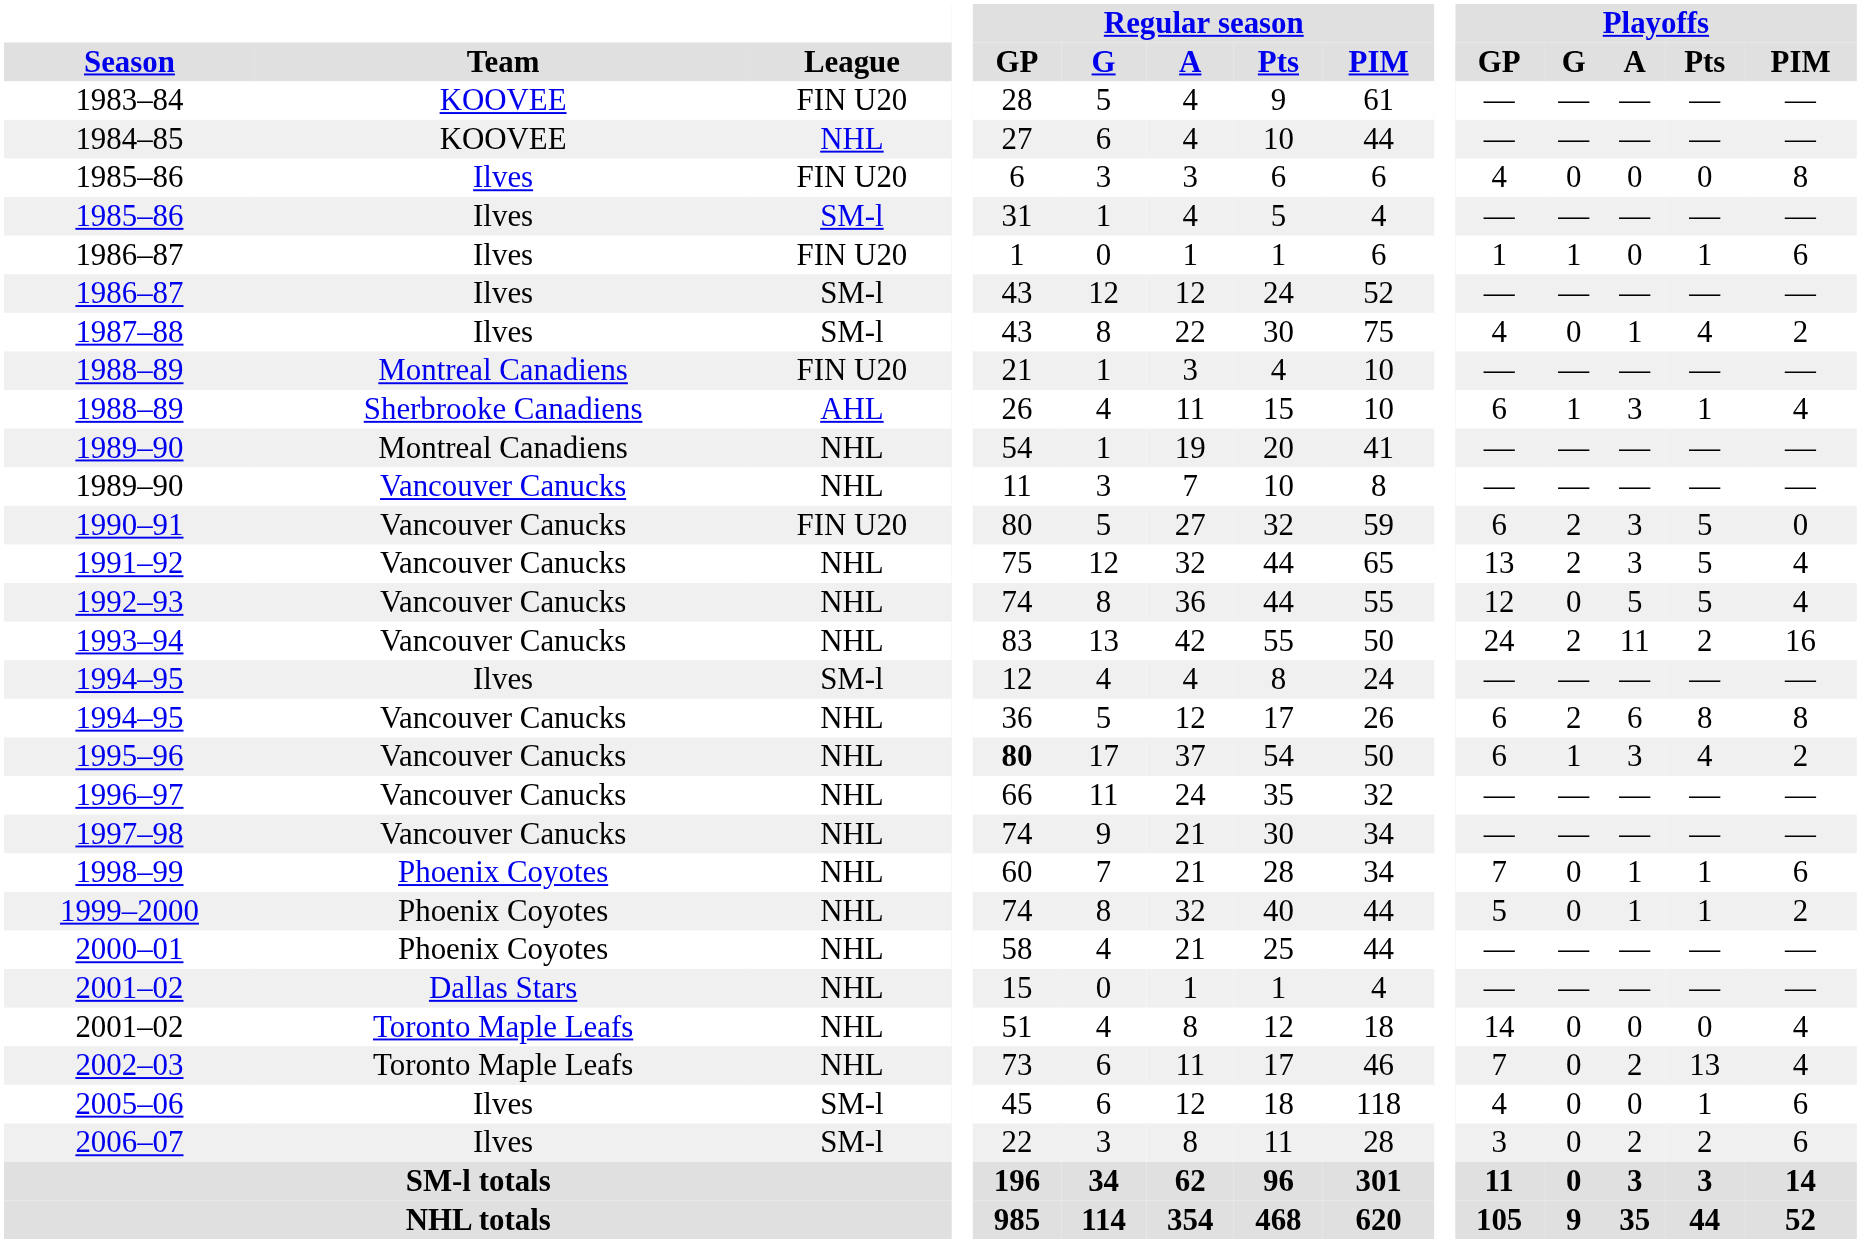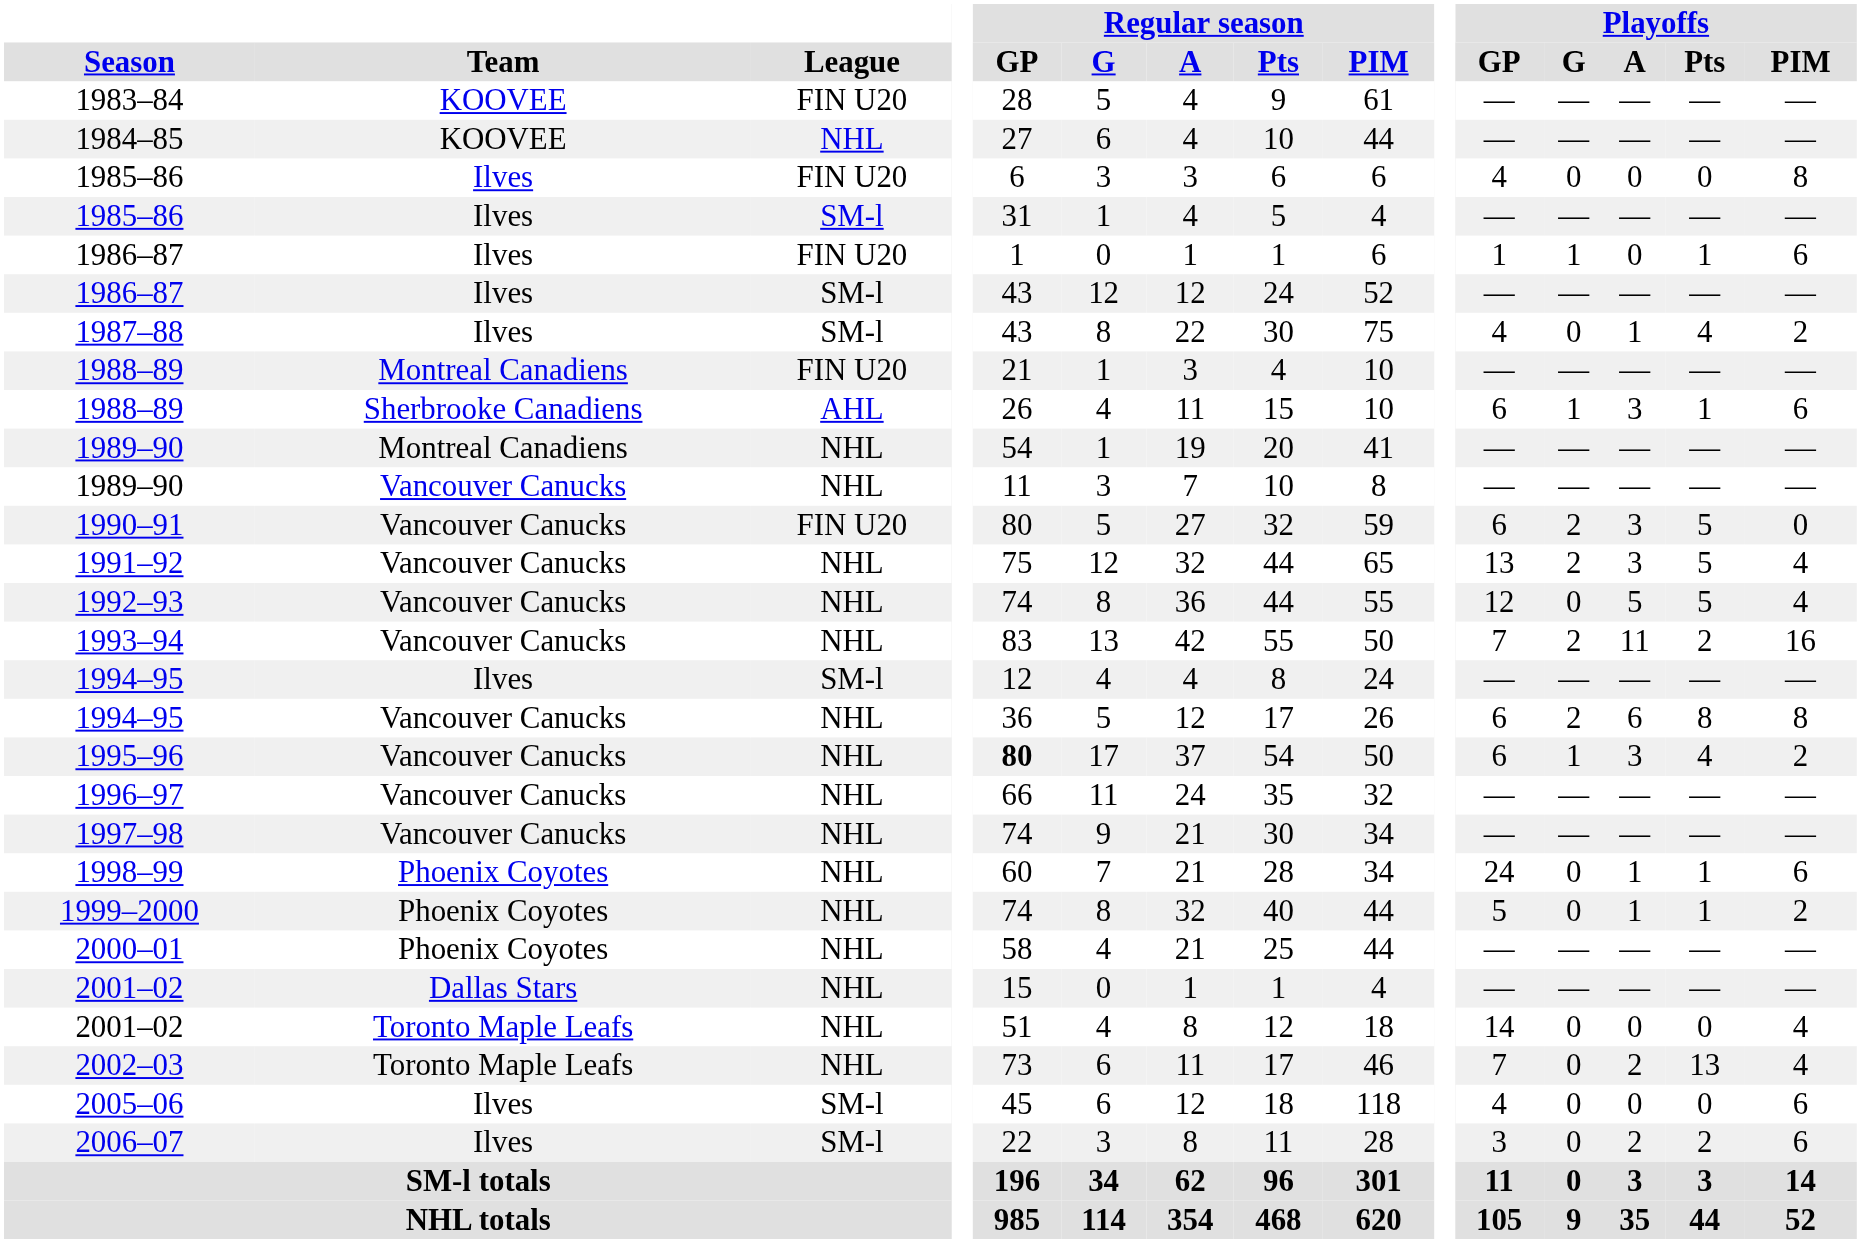(1801, 408) 4 -> (1801, 408) 6
(1499, 640) 24 -> (1499, 640) 7
(1499, 872) 7 -> (1499, 872) 24
(1705, 1103) 1 -> (1705, 1103) 0
